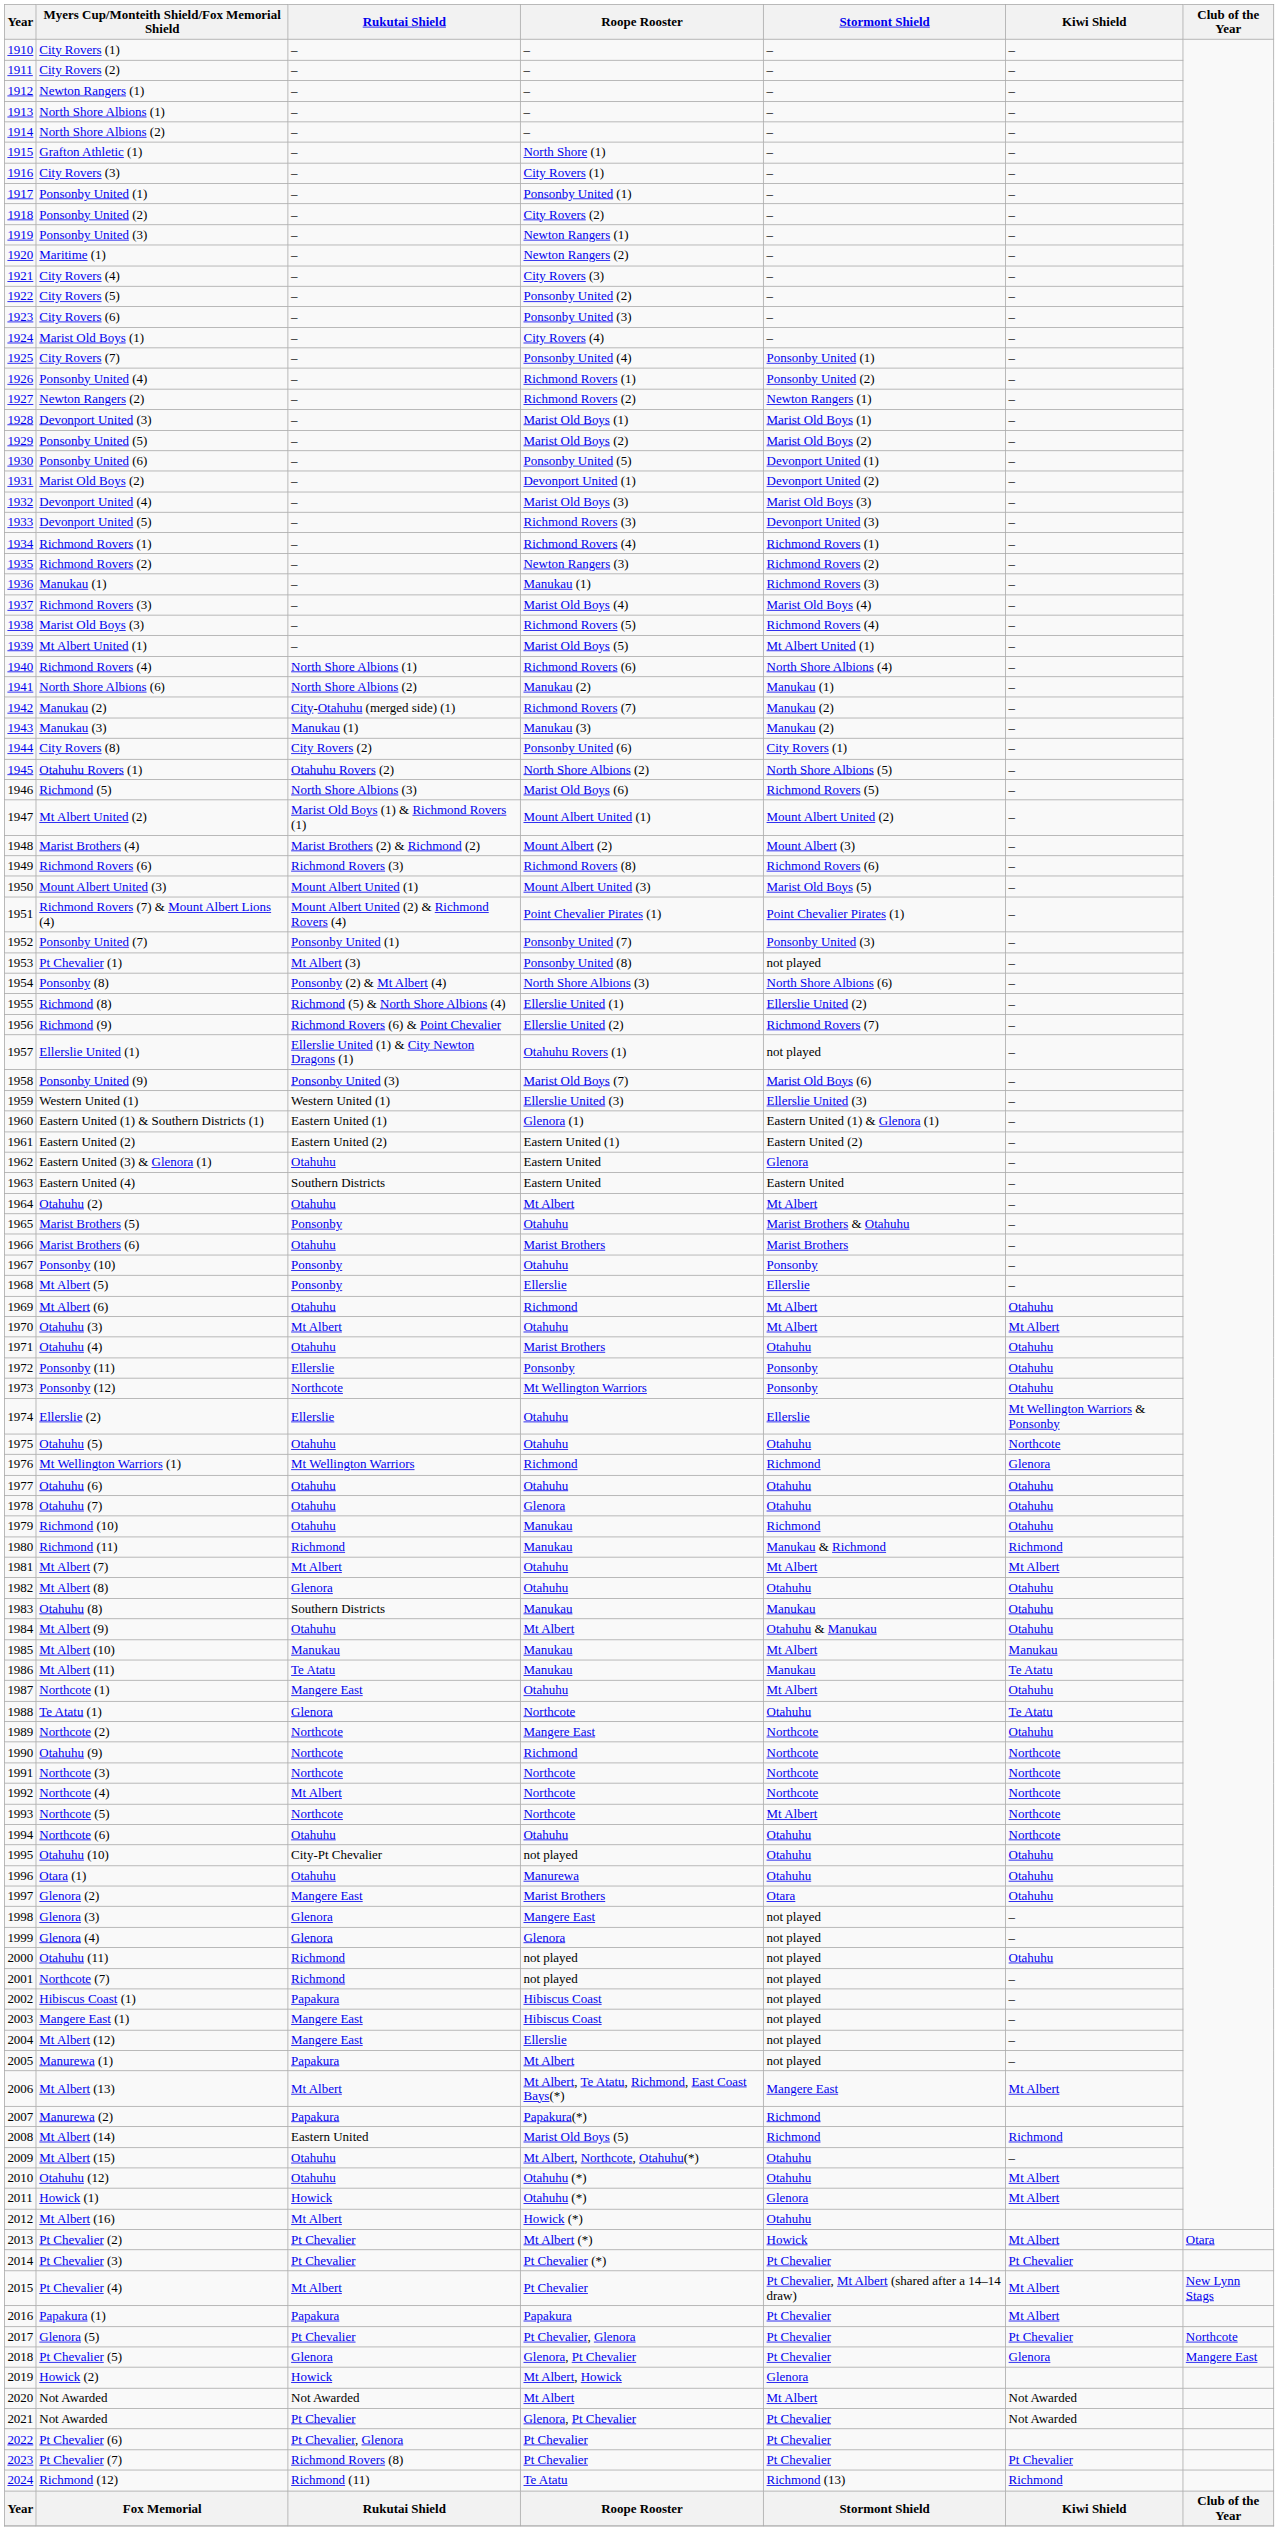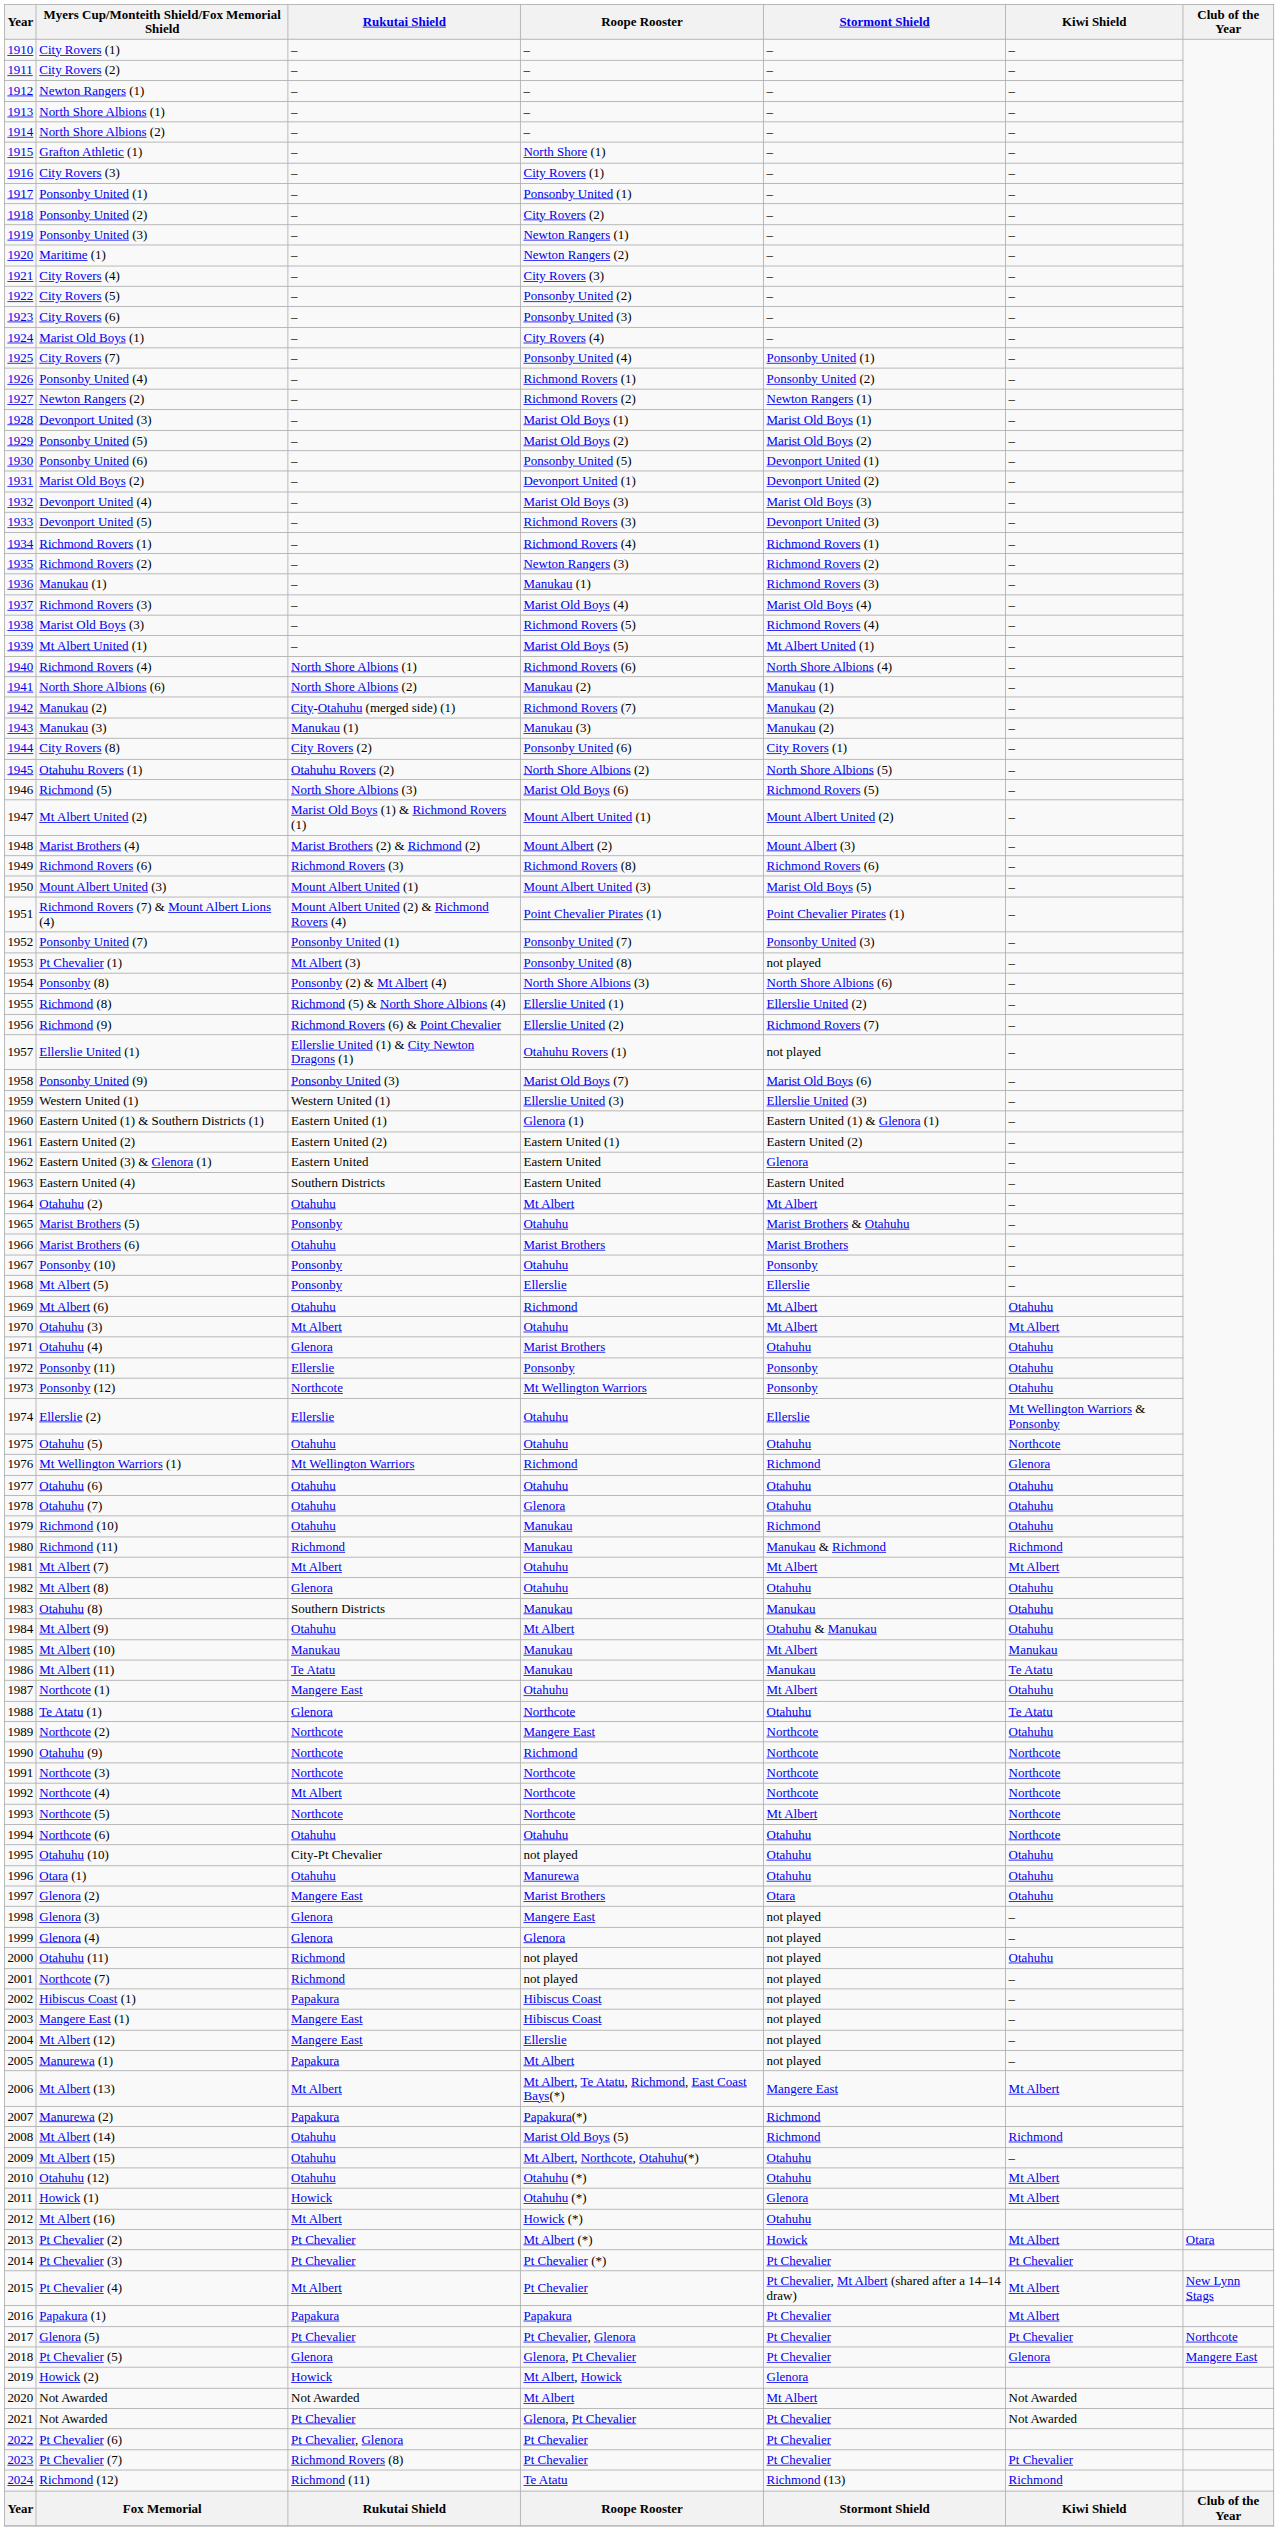(313, 1162) Otahuhu -> (330, 1162) Eastern United
(313, 1347) Otahuhu -> (312, 1347) Glenora
(330, 2137) Eastern United -> (313, 2137) Otahuhu
